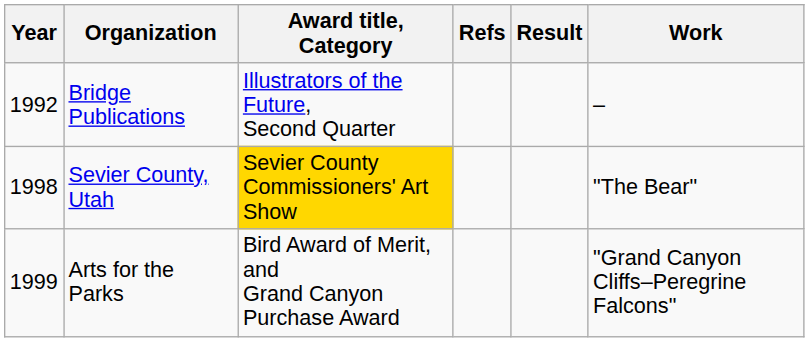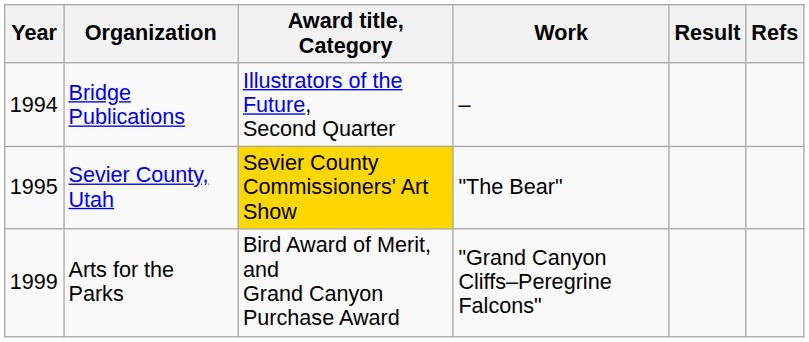columns swapped: (696, 33) <-> (482, 33)
(34, 104) 1992 -> (34, 104) 1994
(34, 187) 1998 -> (34, 187) 1995
